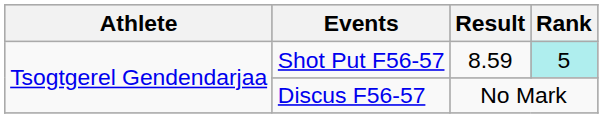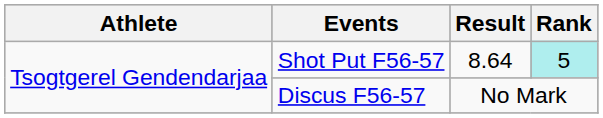(490, 59) 8.59 -> (490, 59) 8.64
